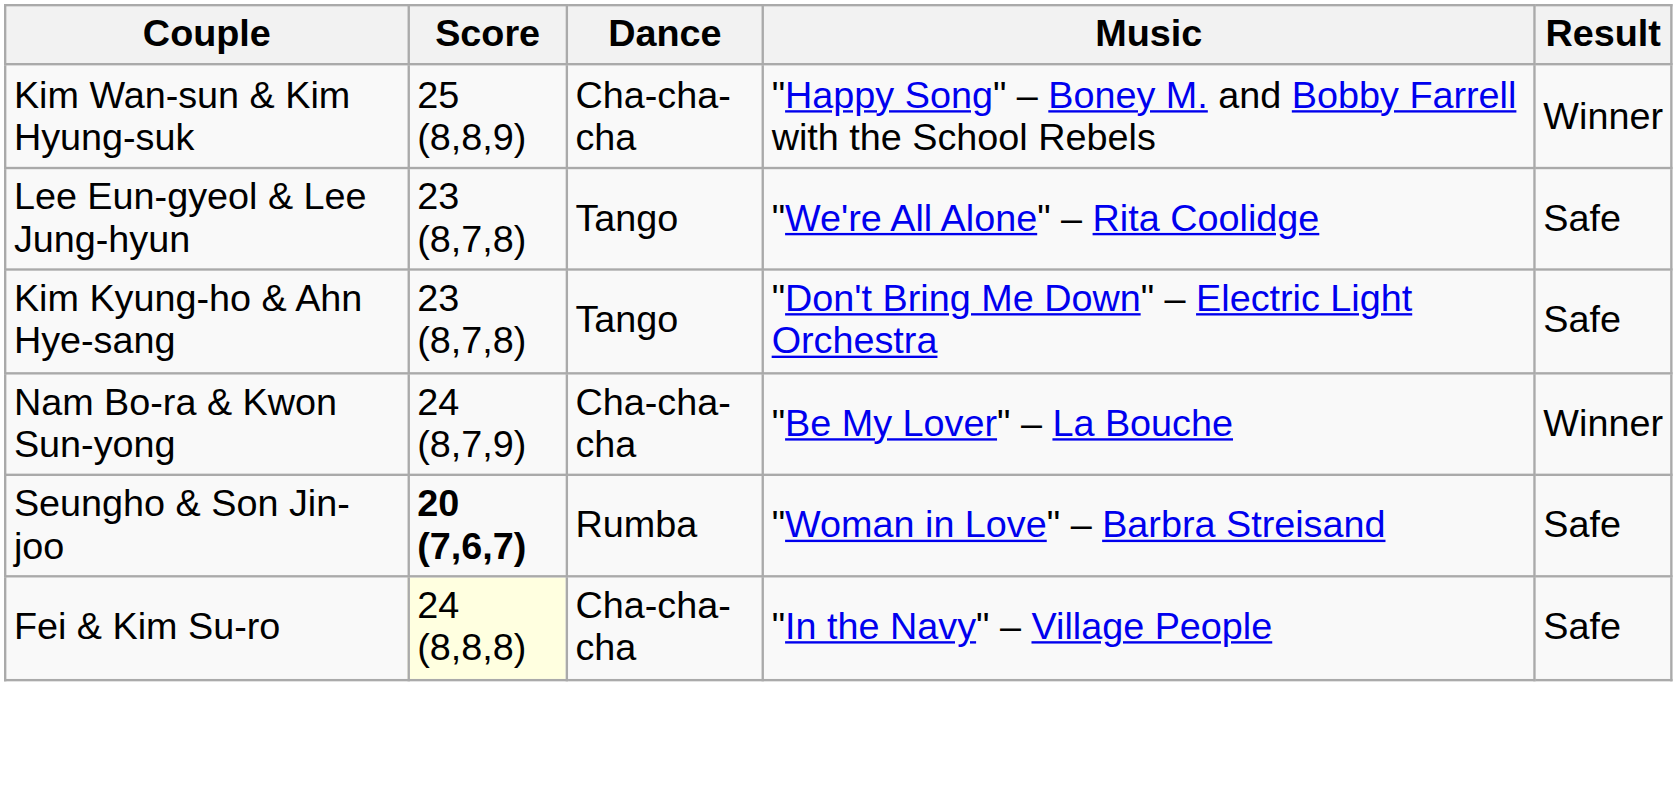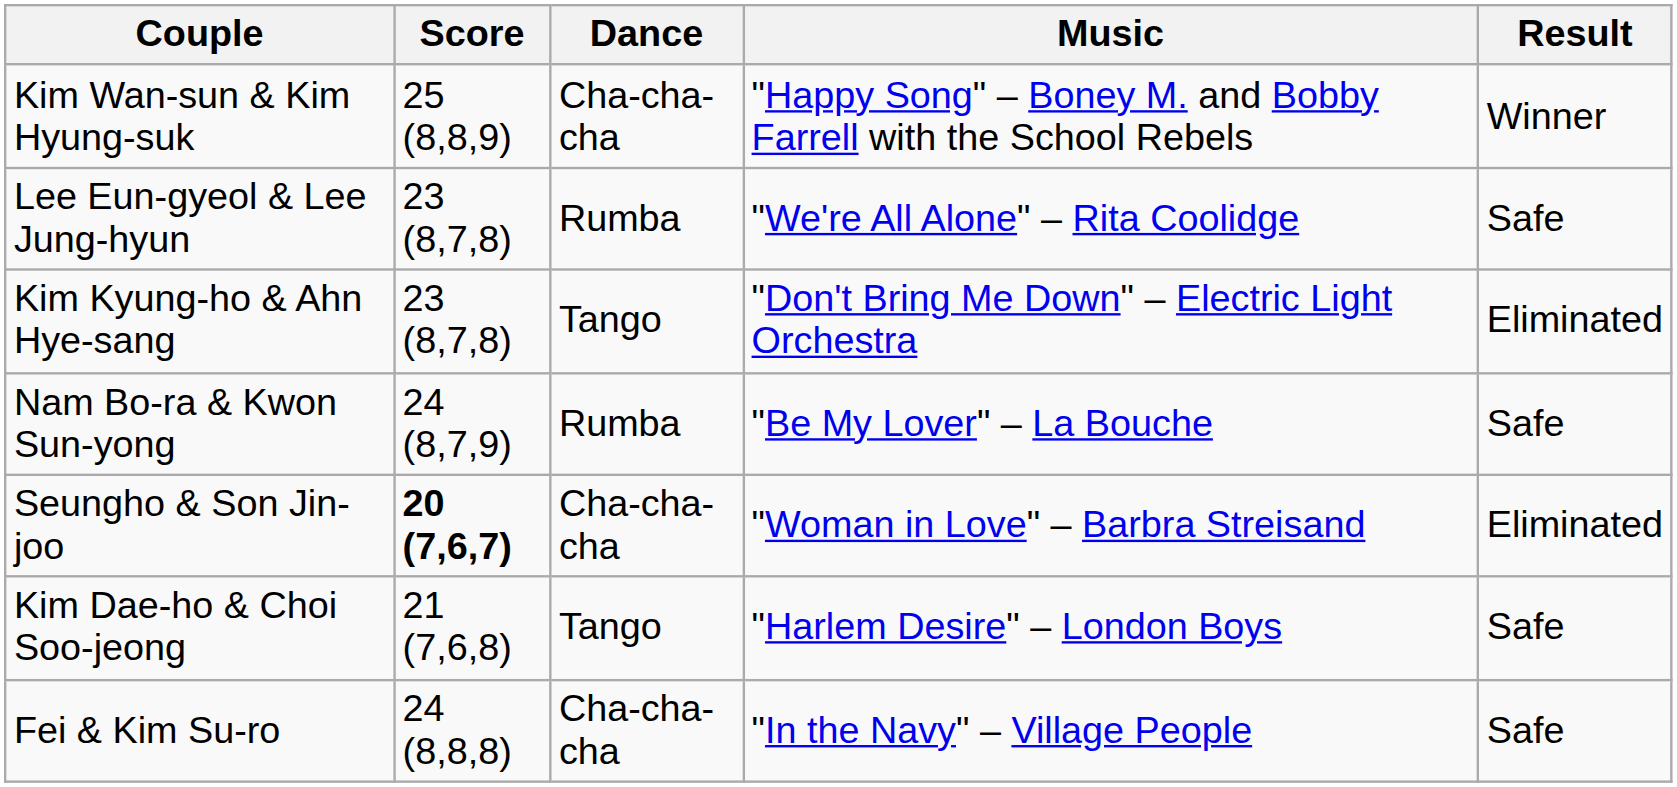(627, 217) Tango -> (620, 217) Rumba
(1582, 320) Safe -> (1575, 320) Eliminated
(653, 422) Cha-cha-cha -> (620, 422) Rumba
(1603, 422) Winner -> (1526, 422) Safe
(636, 525) Rumba -> (637, 525) Cha-cha-cha
(1582, 525) Safe -> (1575, 525) Eliminated
+ row: (175, 627)
(472, 627) lightyellow background -> (457, 729) no background
